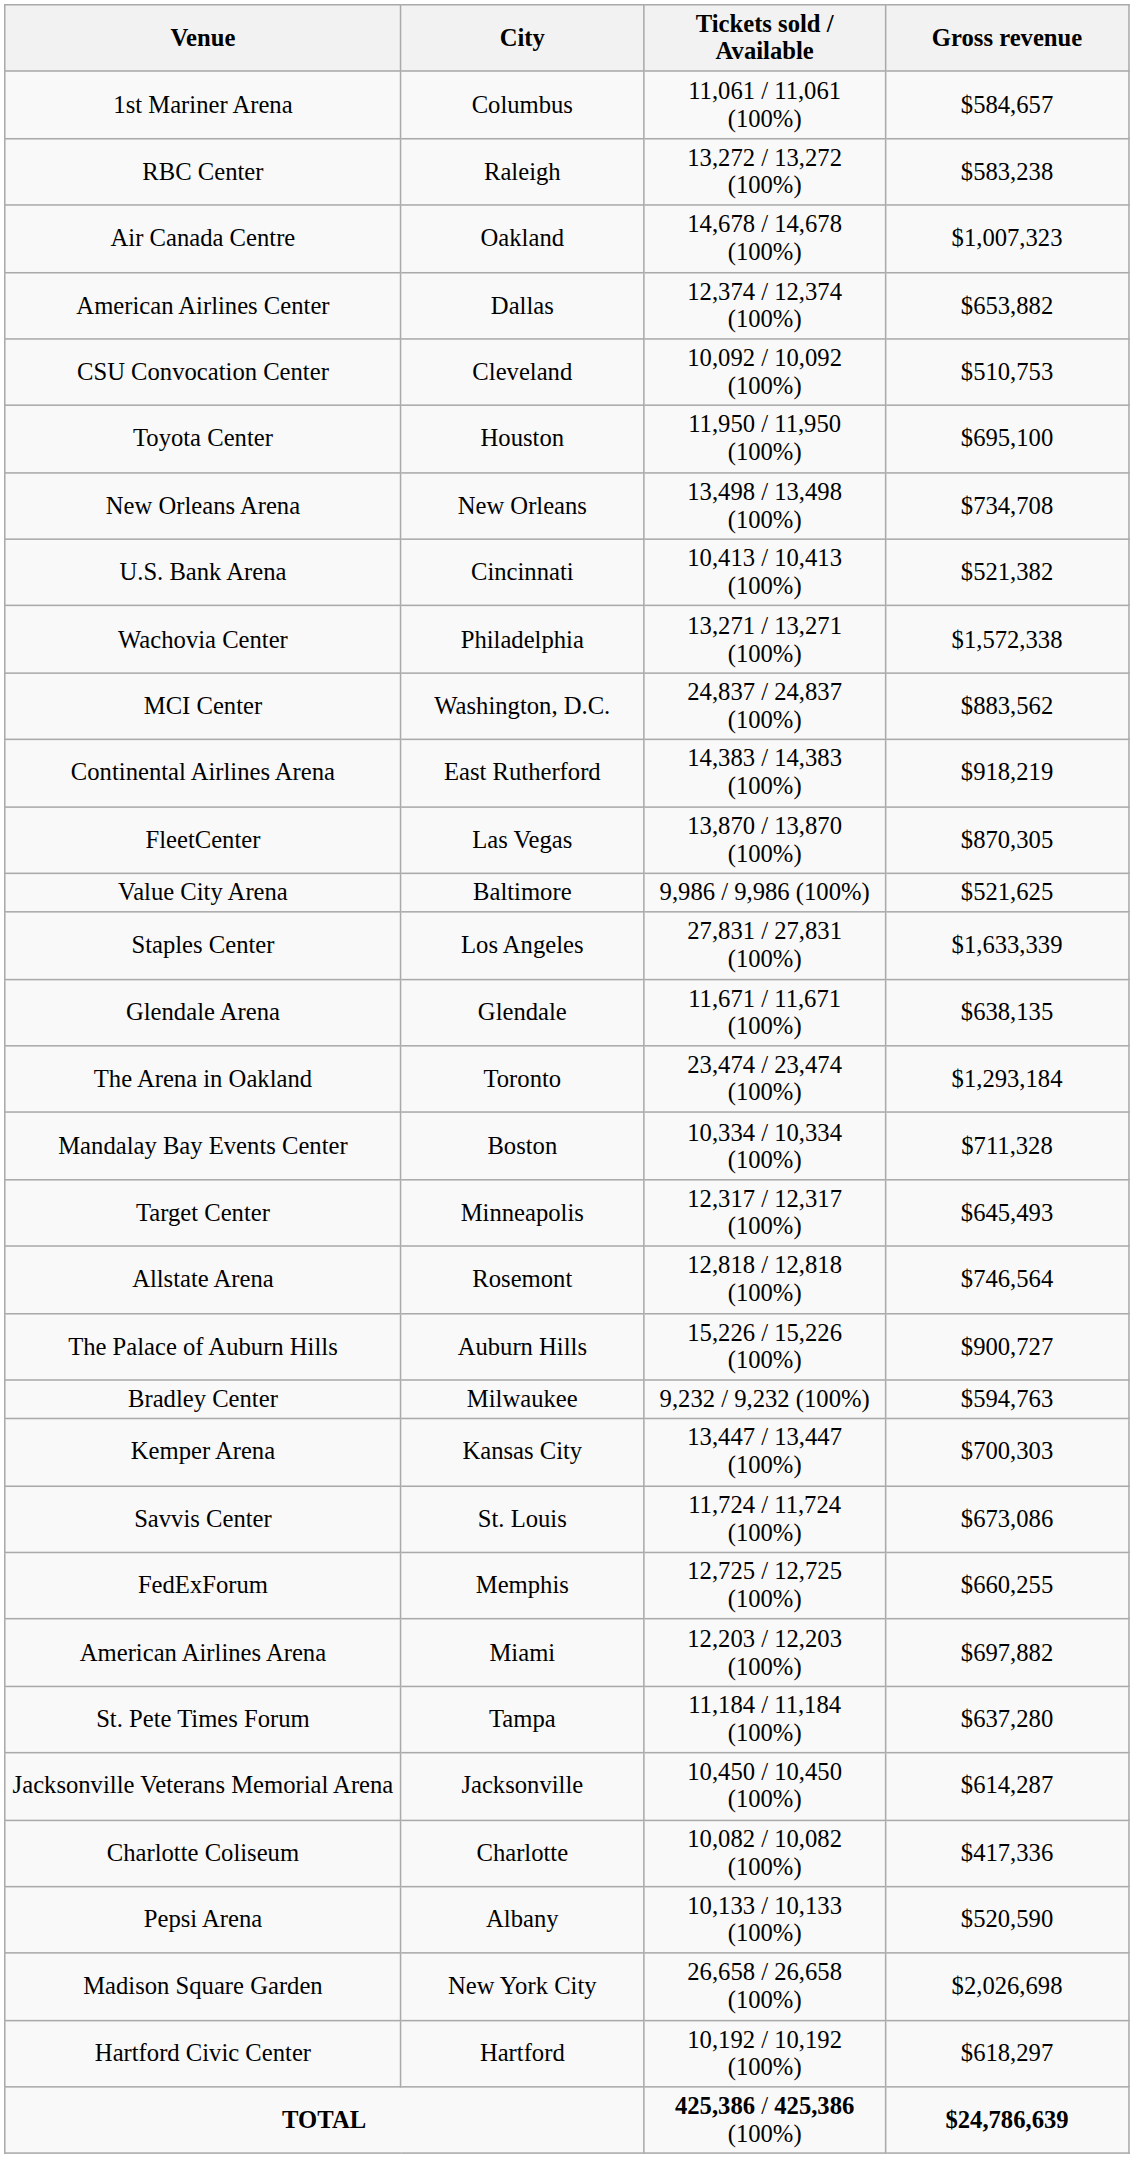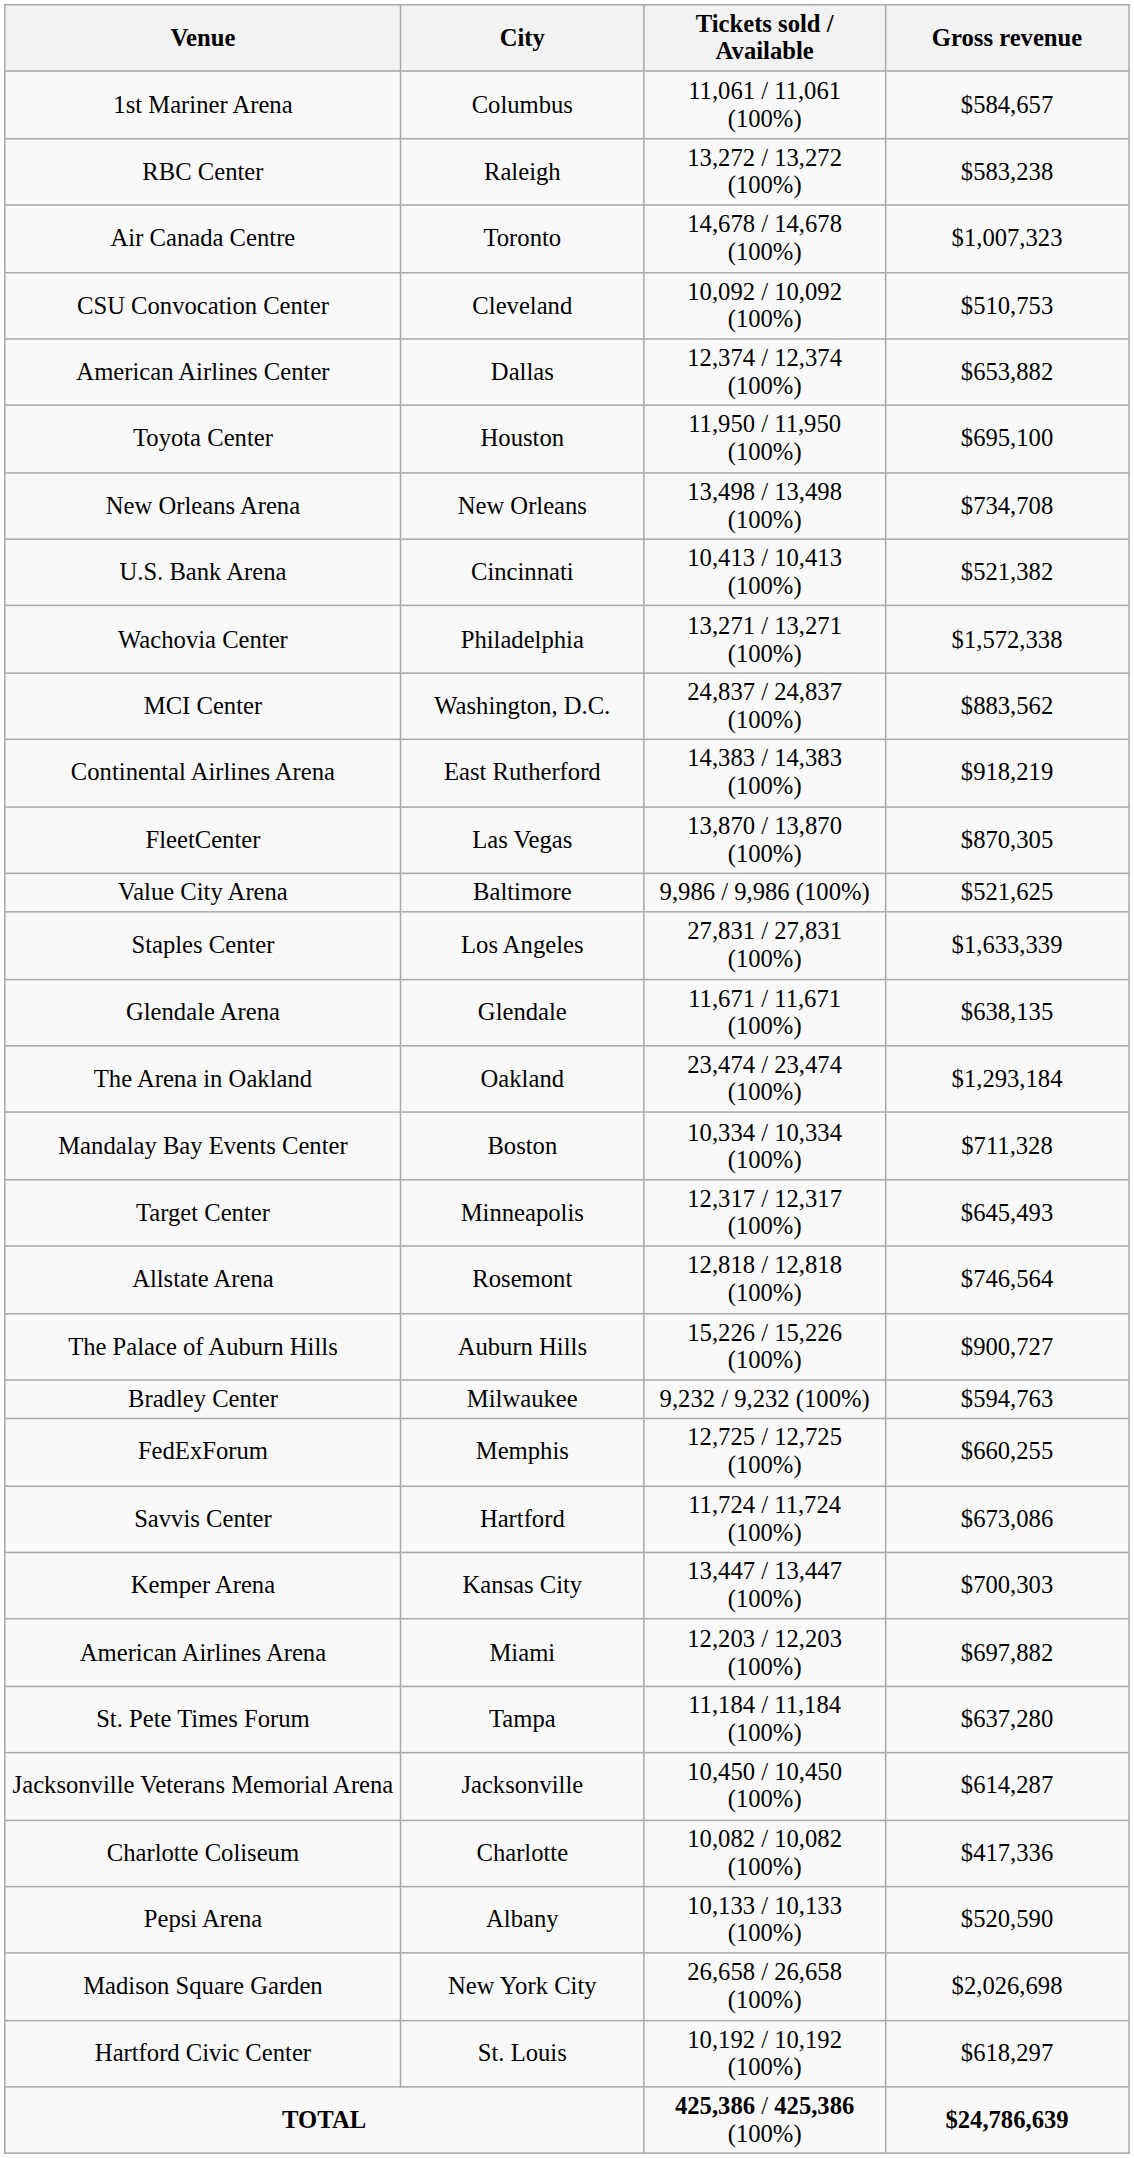(522, 238) Oakland -> (522, 238) Toronto
rows swapped: (203, 371) <-> (203, 305)
(522, 1078) Toronto -> (522, 1078) Oakland
rows swapped: (203, 1585) <-> (203, 1452)
(522, 1518) St. Louis -> (522, 1518) Hartford
(522, 2053) Hartford -> (522, 2053) St. Louis
